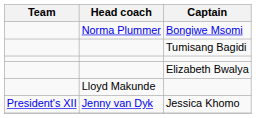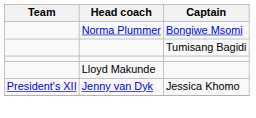- row: (121, 70)
